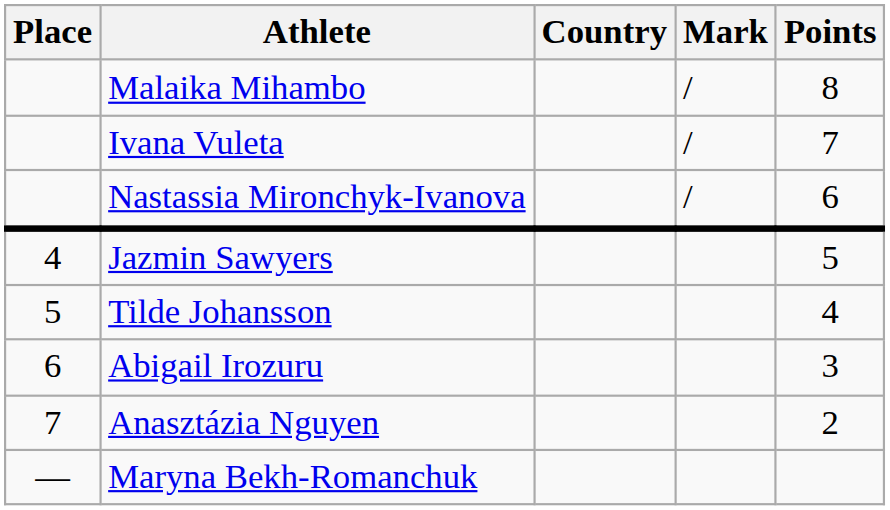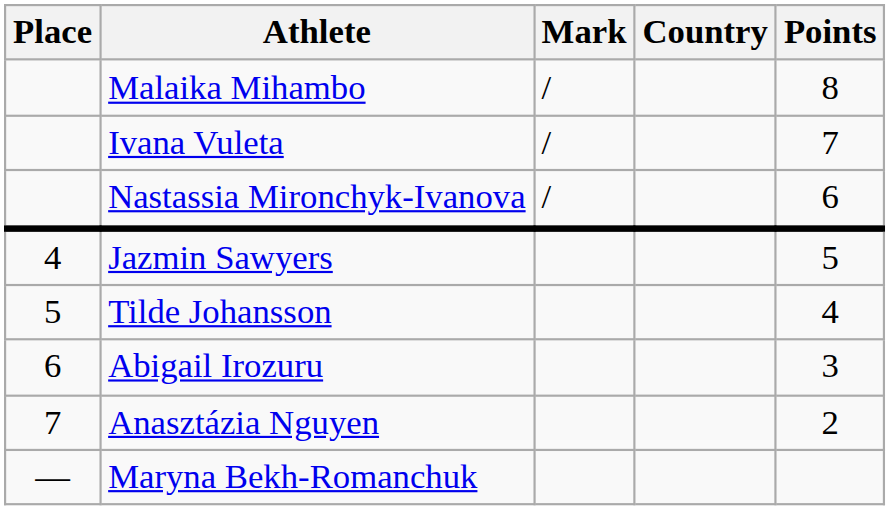columns swapped: (604, 32) <-> (725, 32)
